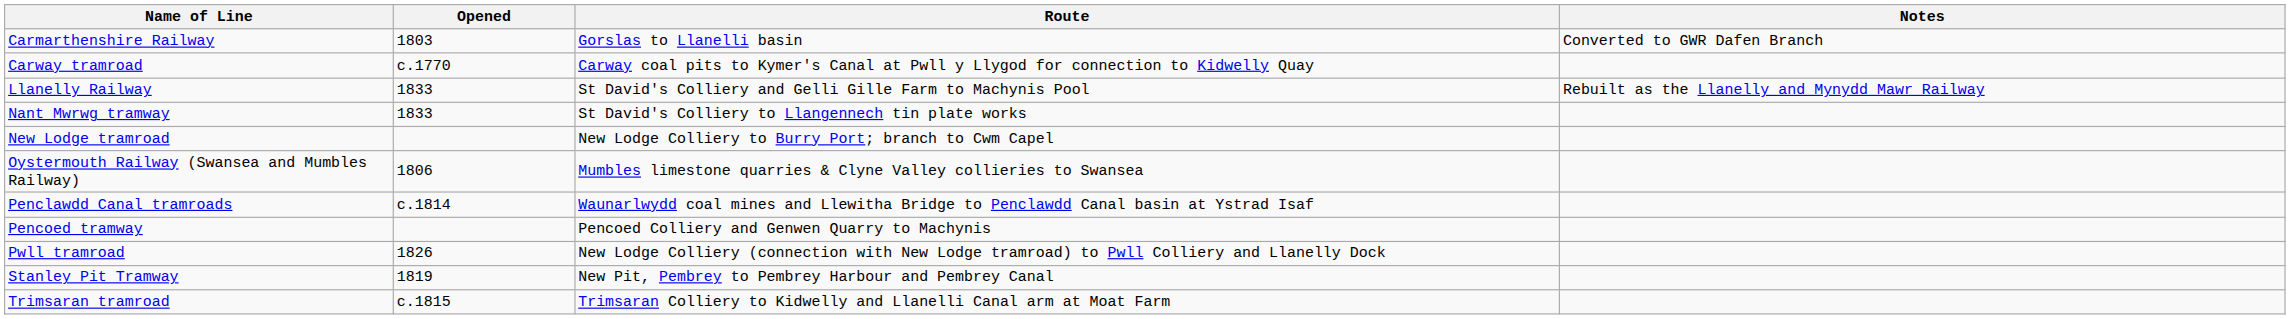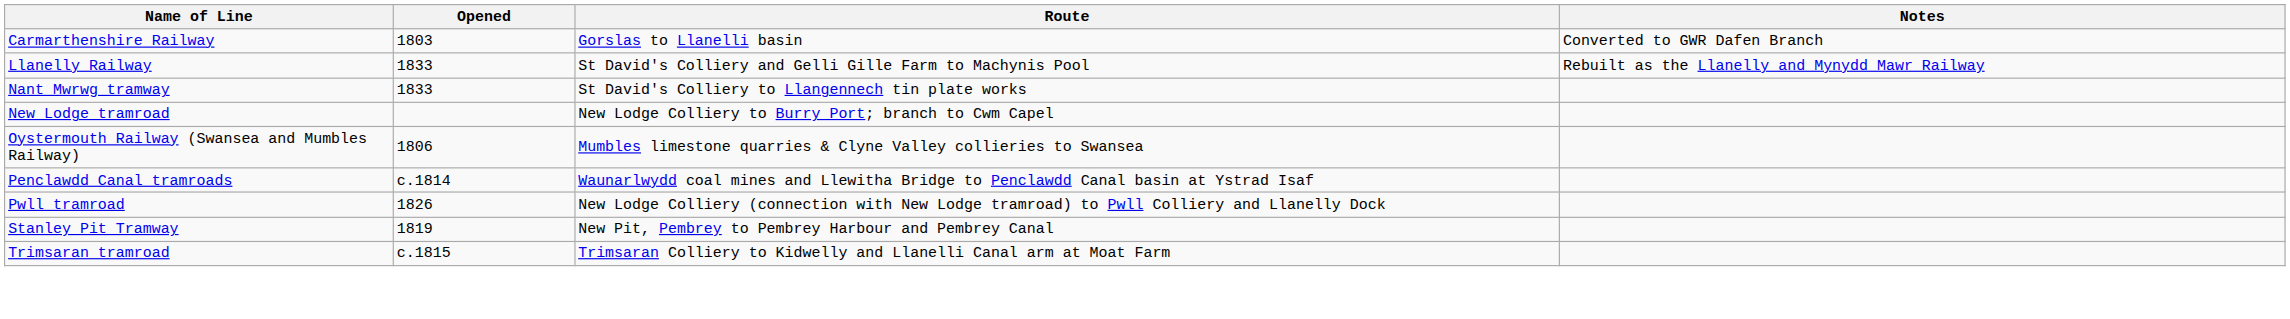- row: (75, 65)
- row: (75, 229)
